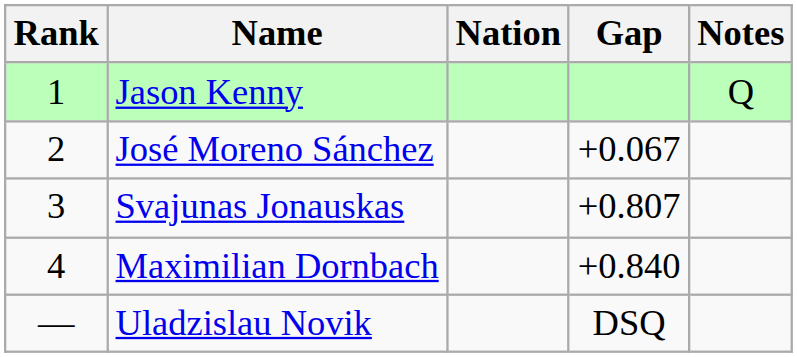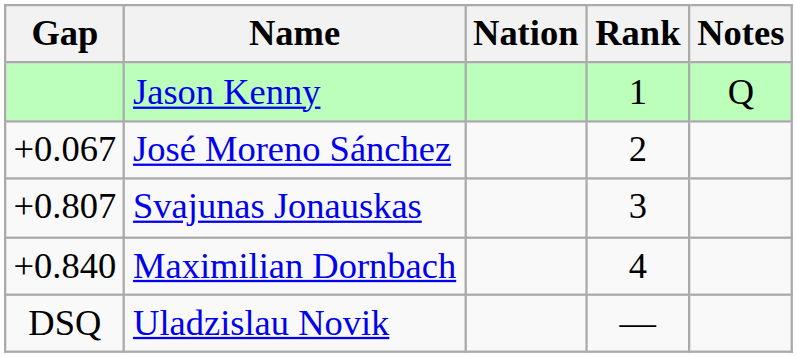columns swapped: (56, 33) <-> (629, 33)
